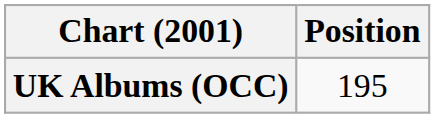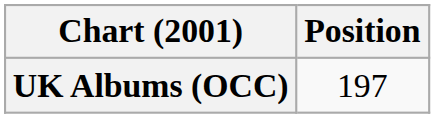(362, 84) 195 -> (362, 84) 197
